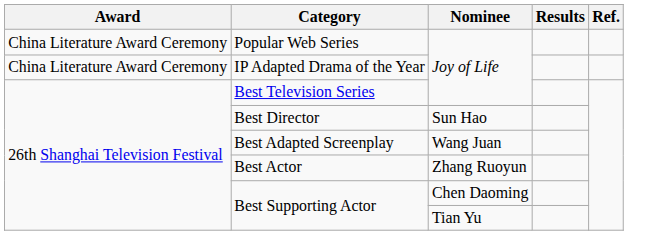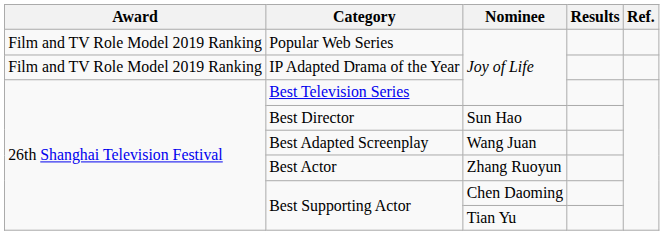(118, 42) China Literature Award Ceremony -> (135, 42) Film and TV Role Model 2019 Ranking
(118, 67) China Literature Award Ceremony -> (135, 67) Film and TV Role Model 2019 Ranking
